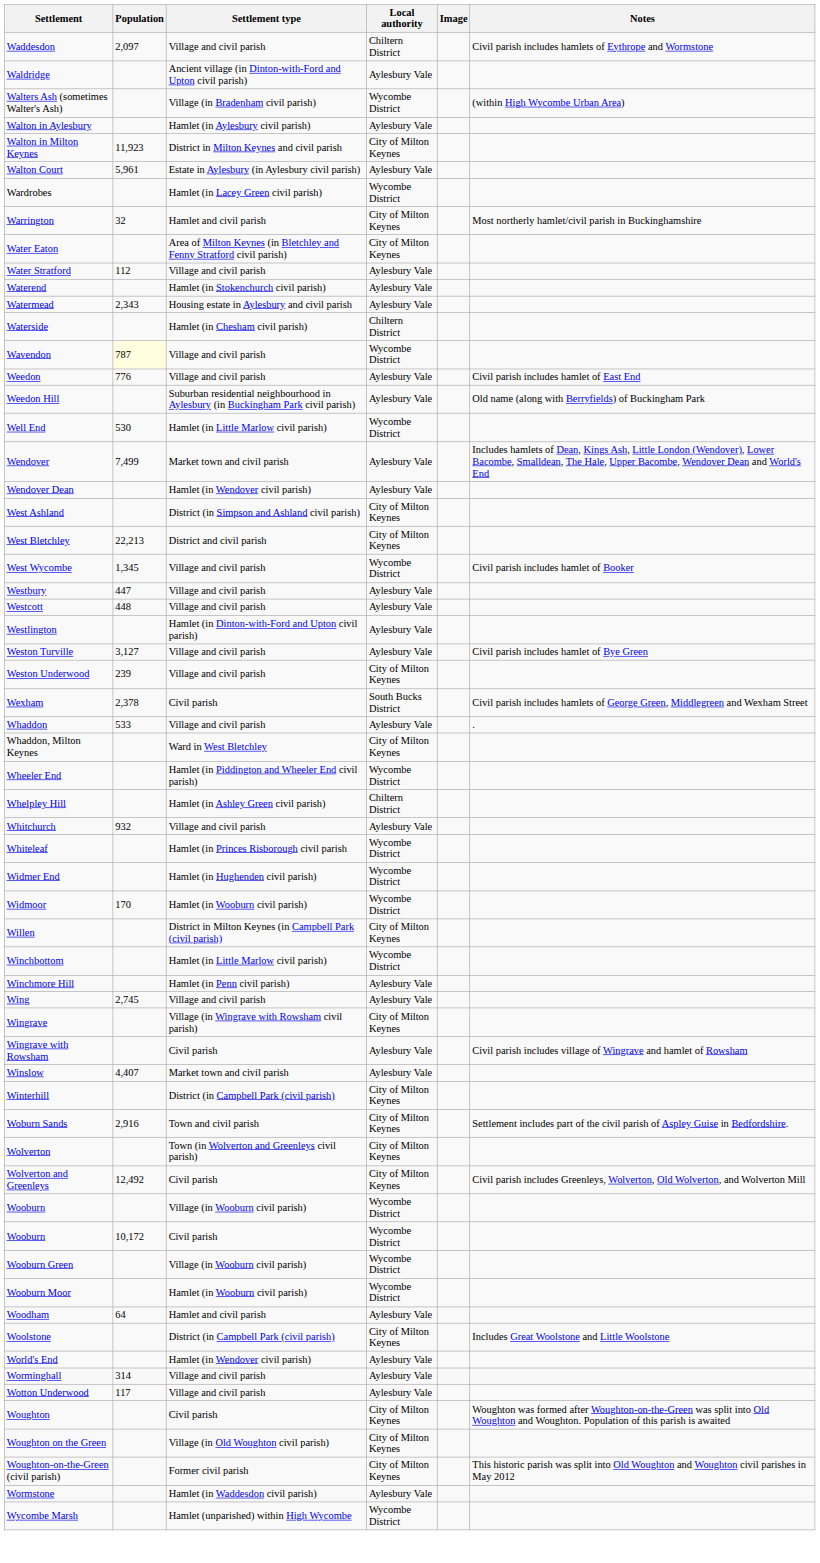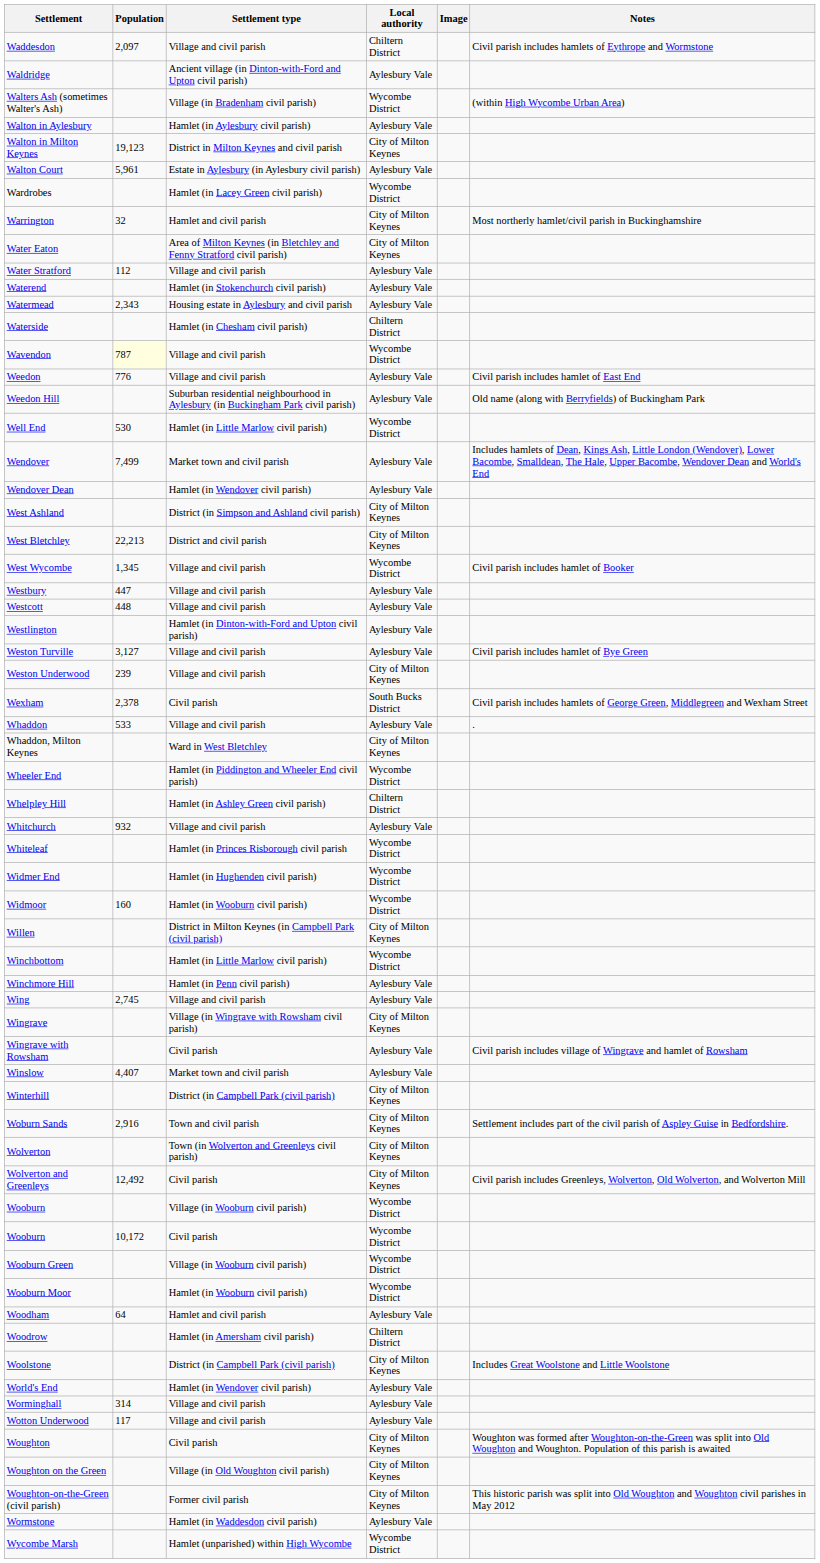(129, 147) 11,923 -> (130, 147) 19,123
(123, 904) 170 -> (123, 904) 160
+ row: (27, 1337)
